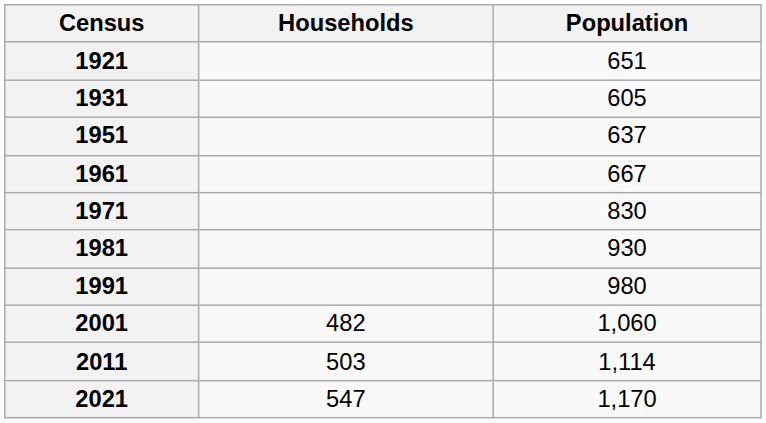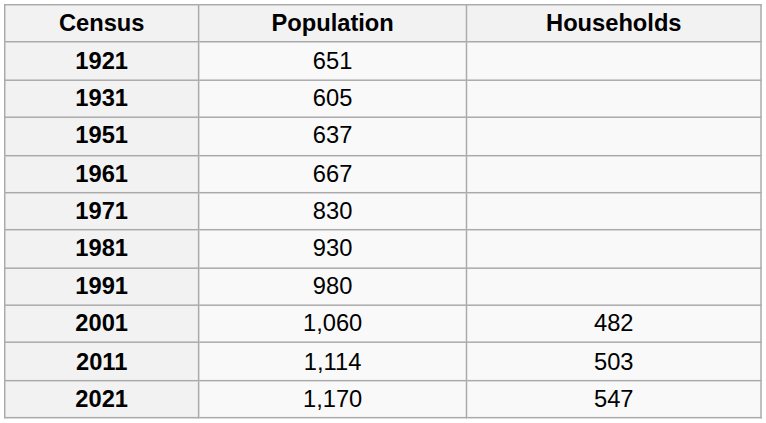columns swapped: (627, 23) <-> (346, 23)
